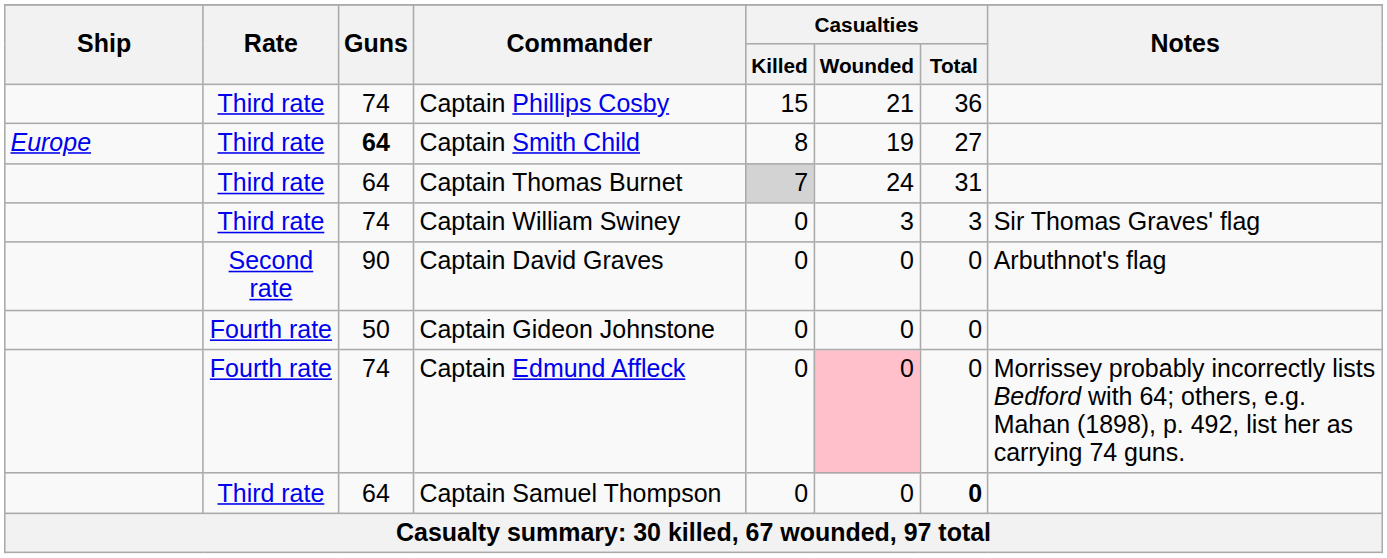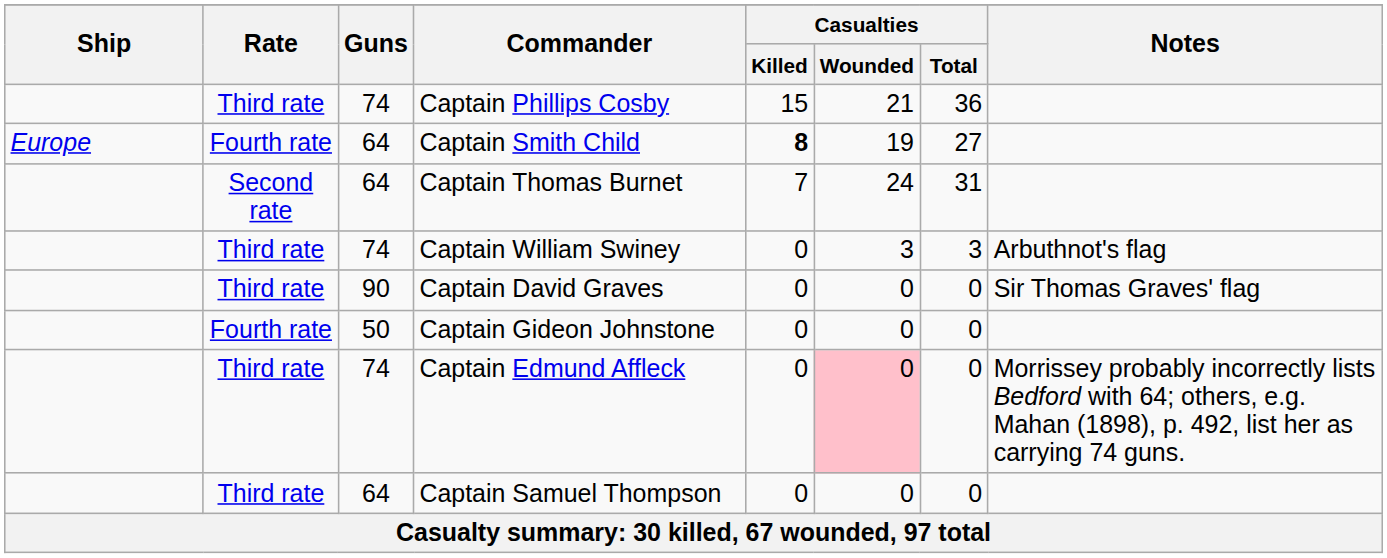(271, 143) Third rate -> (271, 143) Fourth rate
(376, 143) bold -> (376, 143) normal
(801, 143) normal -> (801, 143) bold
(271, 182) Third rate -> (271, 196) Second rate
(801, 182) lightgrey background -> (801, 182) no background
(1127, 222) Sir Thomas Graves' flag -> (1080, 250) Arbuthnot's flag
(271, 275) Second rate -> (271, 289) Third rate
(1080, 261) Arbuthnot's flag -> (1127, 289) Sir Thomas Graves' flag
(271, 369) Fourth rate -> (271, 369) Third rate
(975, 492) bold -> (975, 492) normal
